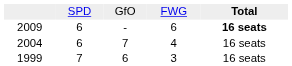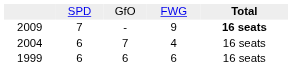(79, 27) 6 -> (79, 27) 7
(174, 27) 6 -> (174, 27) 9
(79, 58) 7 -> (79, 58) 6
(174, 58) 3 -> (174, 58) 6
